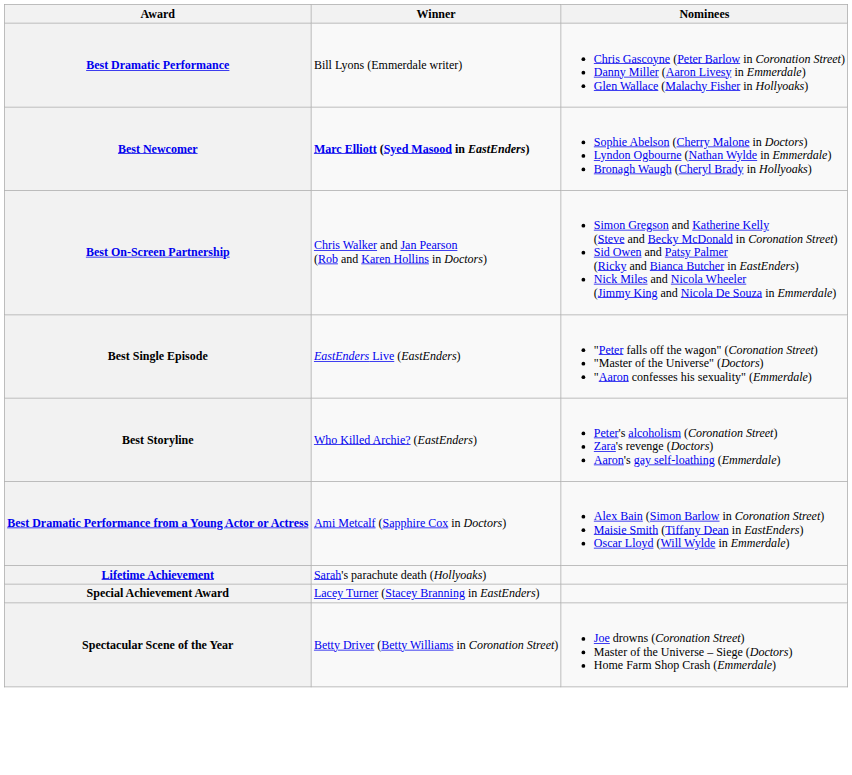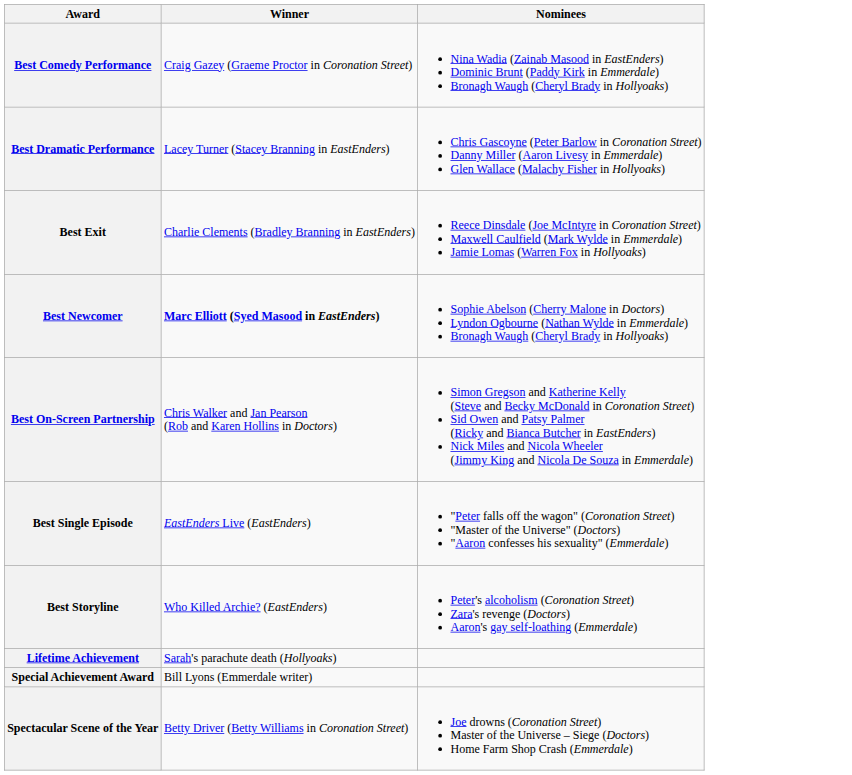+ row: (83, 65)
(388, 65) Bill Lyons (Emmerdale writer) -> (277, 148) Lacey Turner (Stacey Branning in EastEnders)
+ row: (83, 232)
- row: (158, 523)
(427, 593) Lacey Turner (Stacey Branning in EastEnders) -> (238, 677) Bill Lyons (Emmerdale writer)
